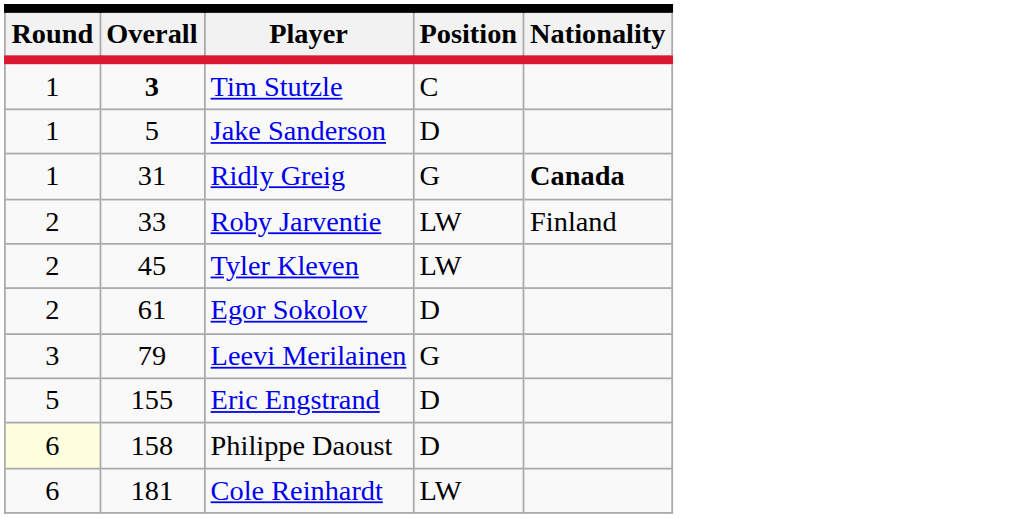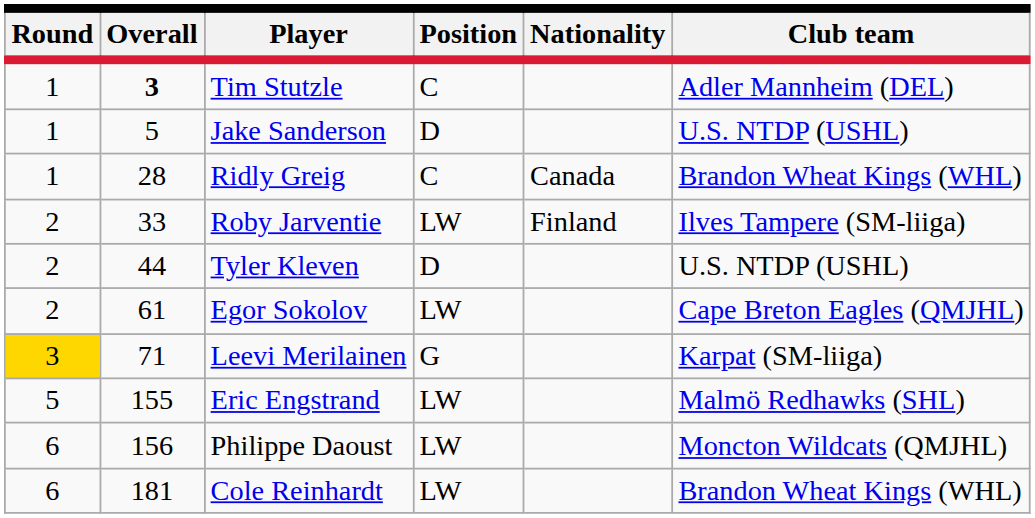+ column: (851, 34)
(152, 175) 31 -> (152, 175) 28
(430, 175) G -> (429, 175) C
(577, 175) bold -> (573, 175) normal
(152, 265) 45 -> (152, 265) 44
(440, 265) LW -> (430, 265) D
(430, 310) D -> (440, 310) LW
(52, 355) no background -> (52, 355) gold background
(152, 355) 79 -> (152, 355) 71
(430, 400) D -> (440, 400) LW
(52, 445) lightyellow background -> (52, 445) no background
(152, 445) 158 -> (152, 445) 156
(430, 445) D -> (440, 445) LW
